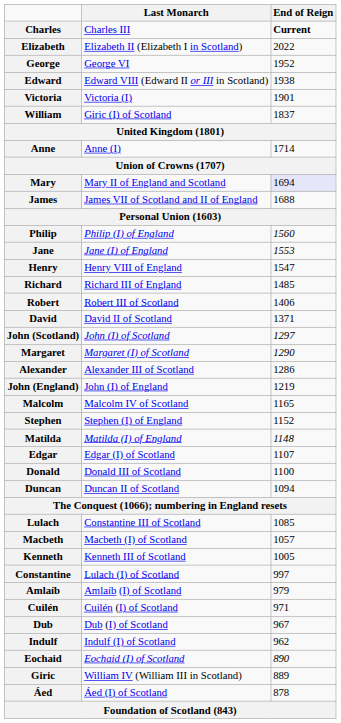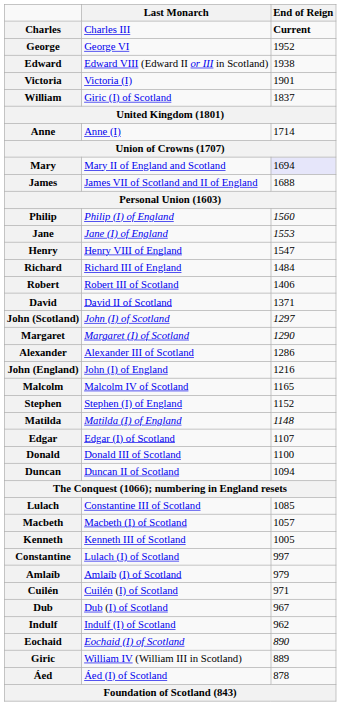- row: (43, 47)
(284, 285) 1485 -> (284, 268) 1484
(284, 387) 1219 -> (284, 370) 1216
